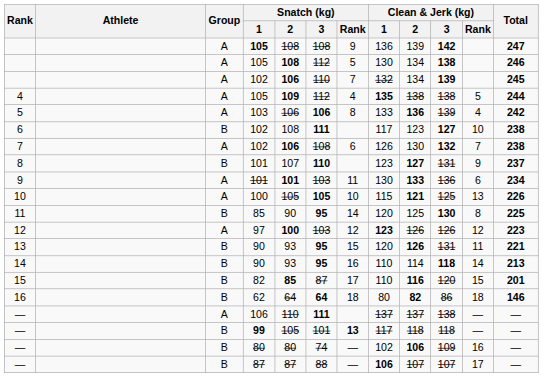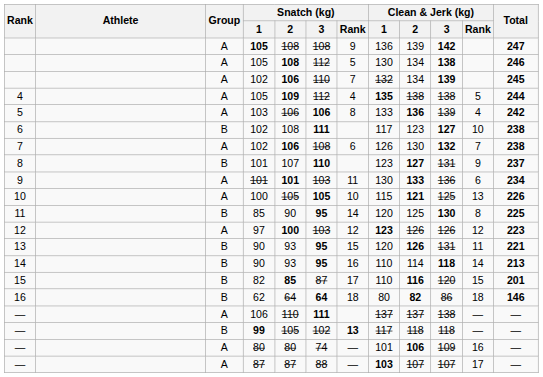(321, 331) 101 -> (321, 331) 102
(224, 347) B -> (224, 347) A
(384, 347) 102 -> (384, 347) 101
(224, 364) B -> (224, 364) A
(384, 364) 106 -> (384, 364) 103
